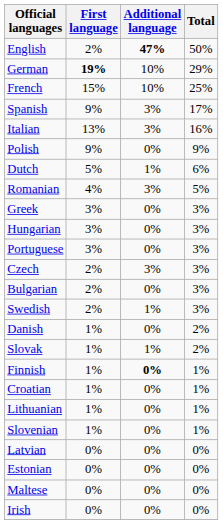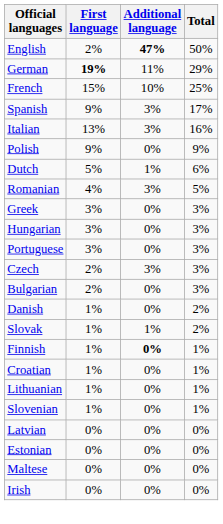(152, 68) 10% -> (152, 68) 11%
- row: (29, 309)
